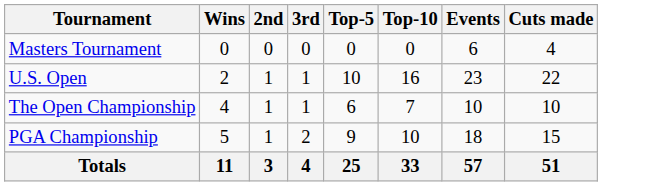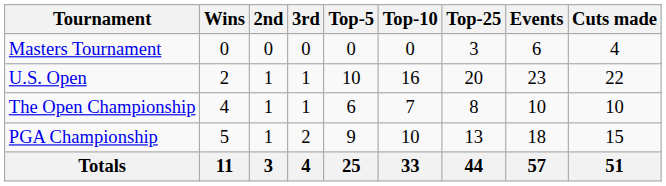+ column: (474, 19)
